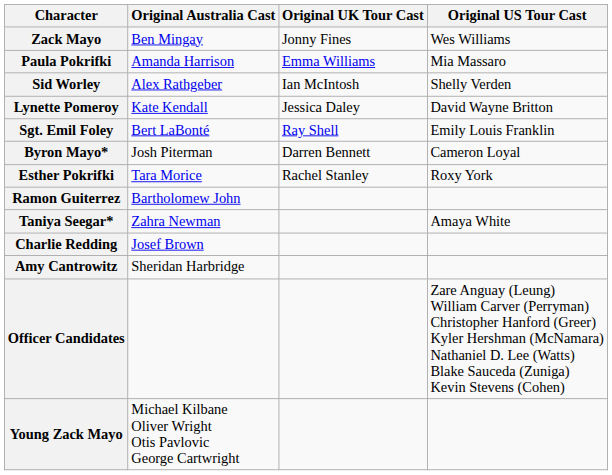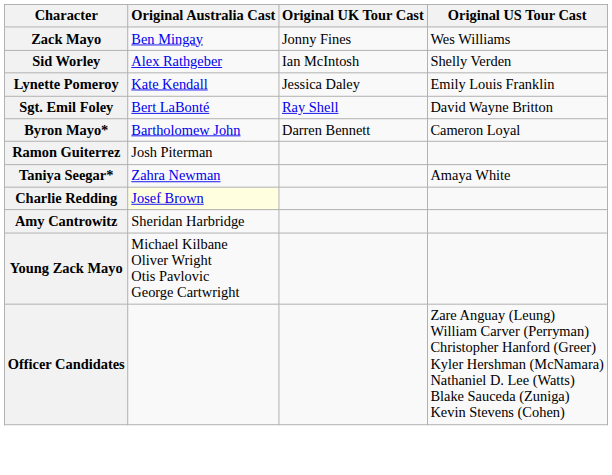- row: (66, 61)
(492, 107) David Wayne Britton -> (492, 84) Emily Louis Franklin
(492, 130) Emily Louis Franklin -> (492, 107) David Wayne Britton
(172, 152) Josh Piterman -> (186, 130) Bartholomew John
- row: (66, 175)
(186, 198) Bartholomew John -> (172, 152) Josh Piterman
(168, 244) no background -> (168, 198) lightyellow background
rows swapped: (66, 434) <-> (66, 338)
